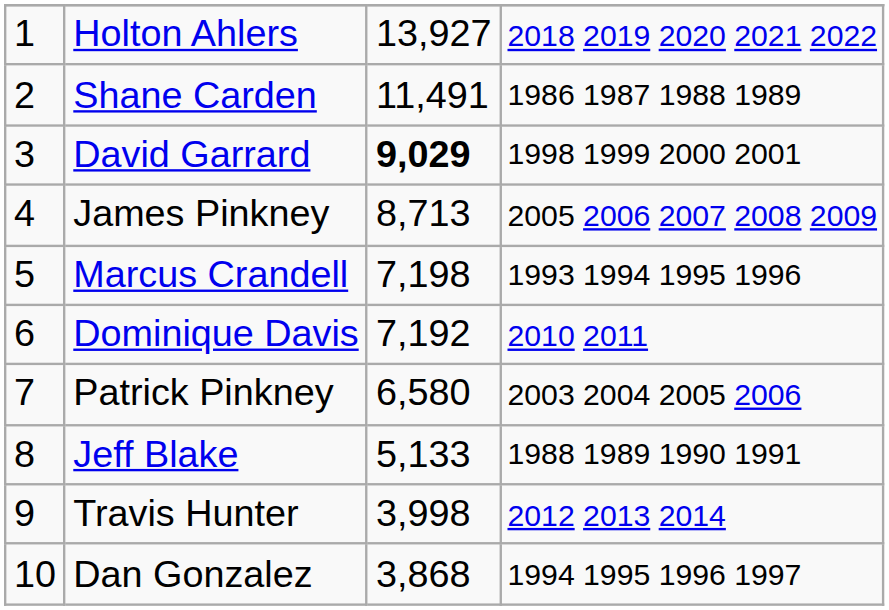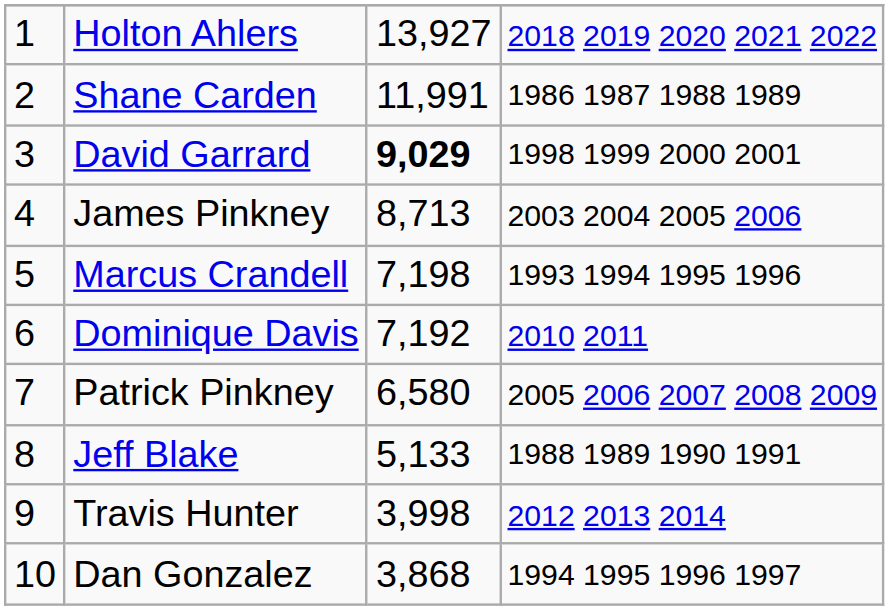(432, 94) 11,491 -> (432, 94) 11,991
(692, 215) 2005 2006 2007 2008 2009 -> (654, 215) 2003 2004 2005 2006
(654, 394) 2003 2004 2005 2006 -> (692, 394) 2005 2006 2007 2008 2009
